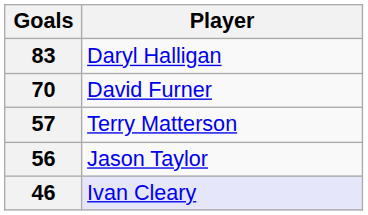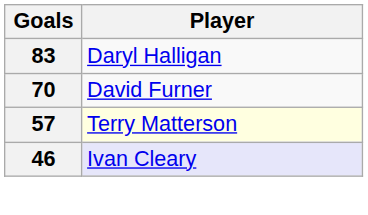(162, 124) no background -> (162, 124) lightyellow background
- row: (43, 158)
